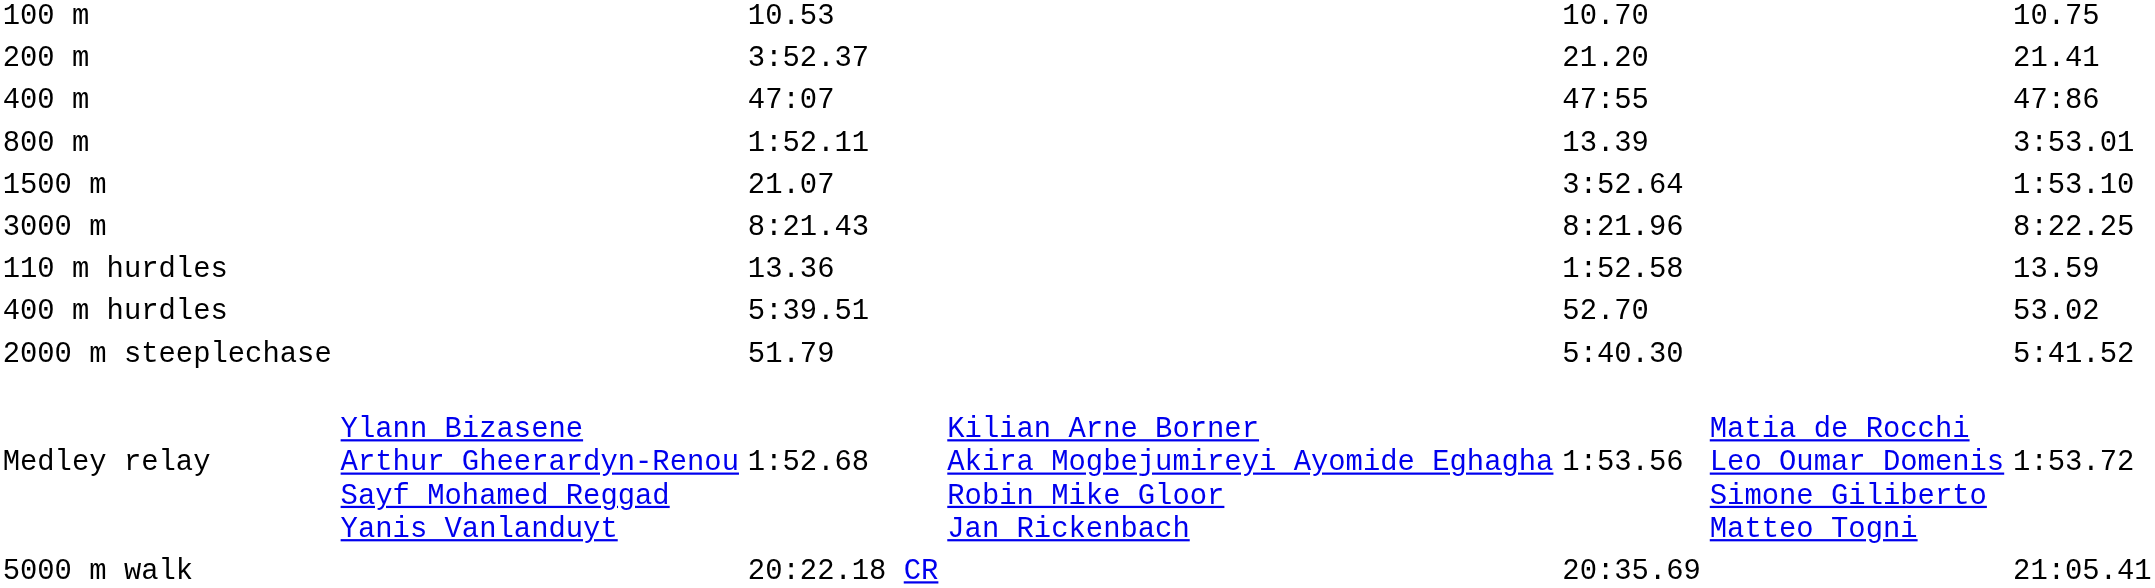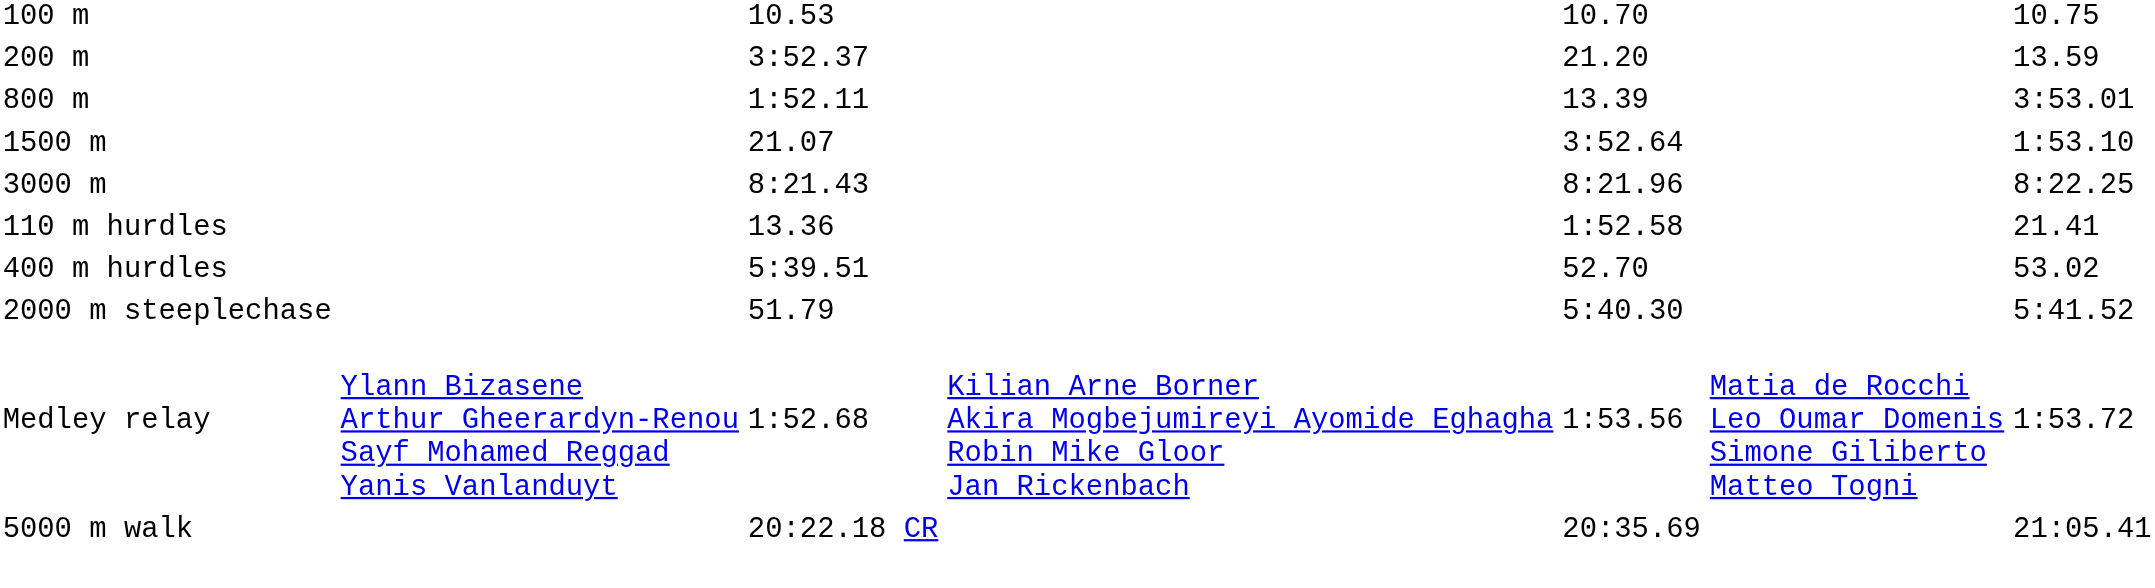(2056, 58) 21.41 -> (2056, 58) 13.59
- row: (46, 101)
(2056, 269) 13.59 -> (2056, 227) 21.41
